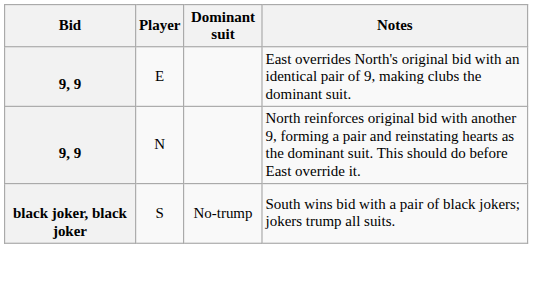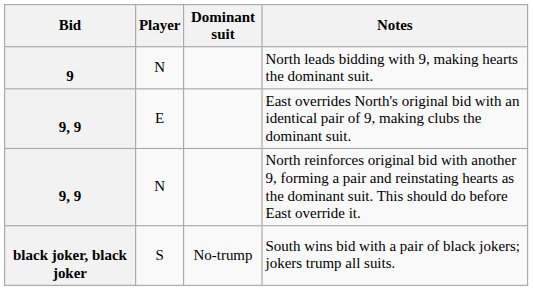+ row: (392, 67)
